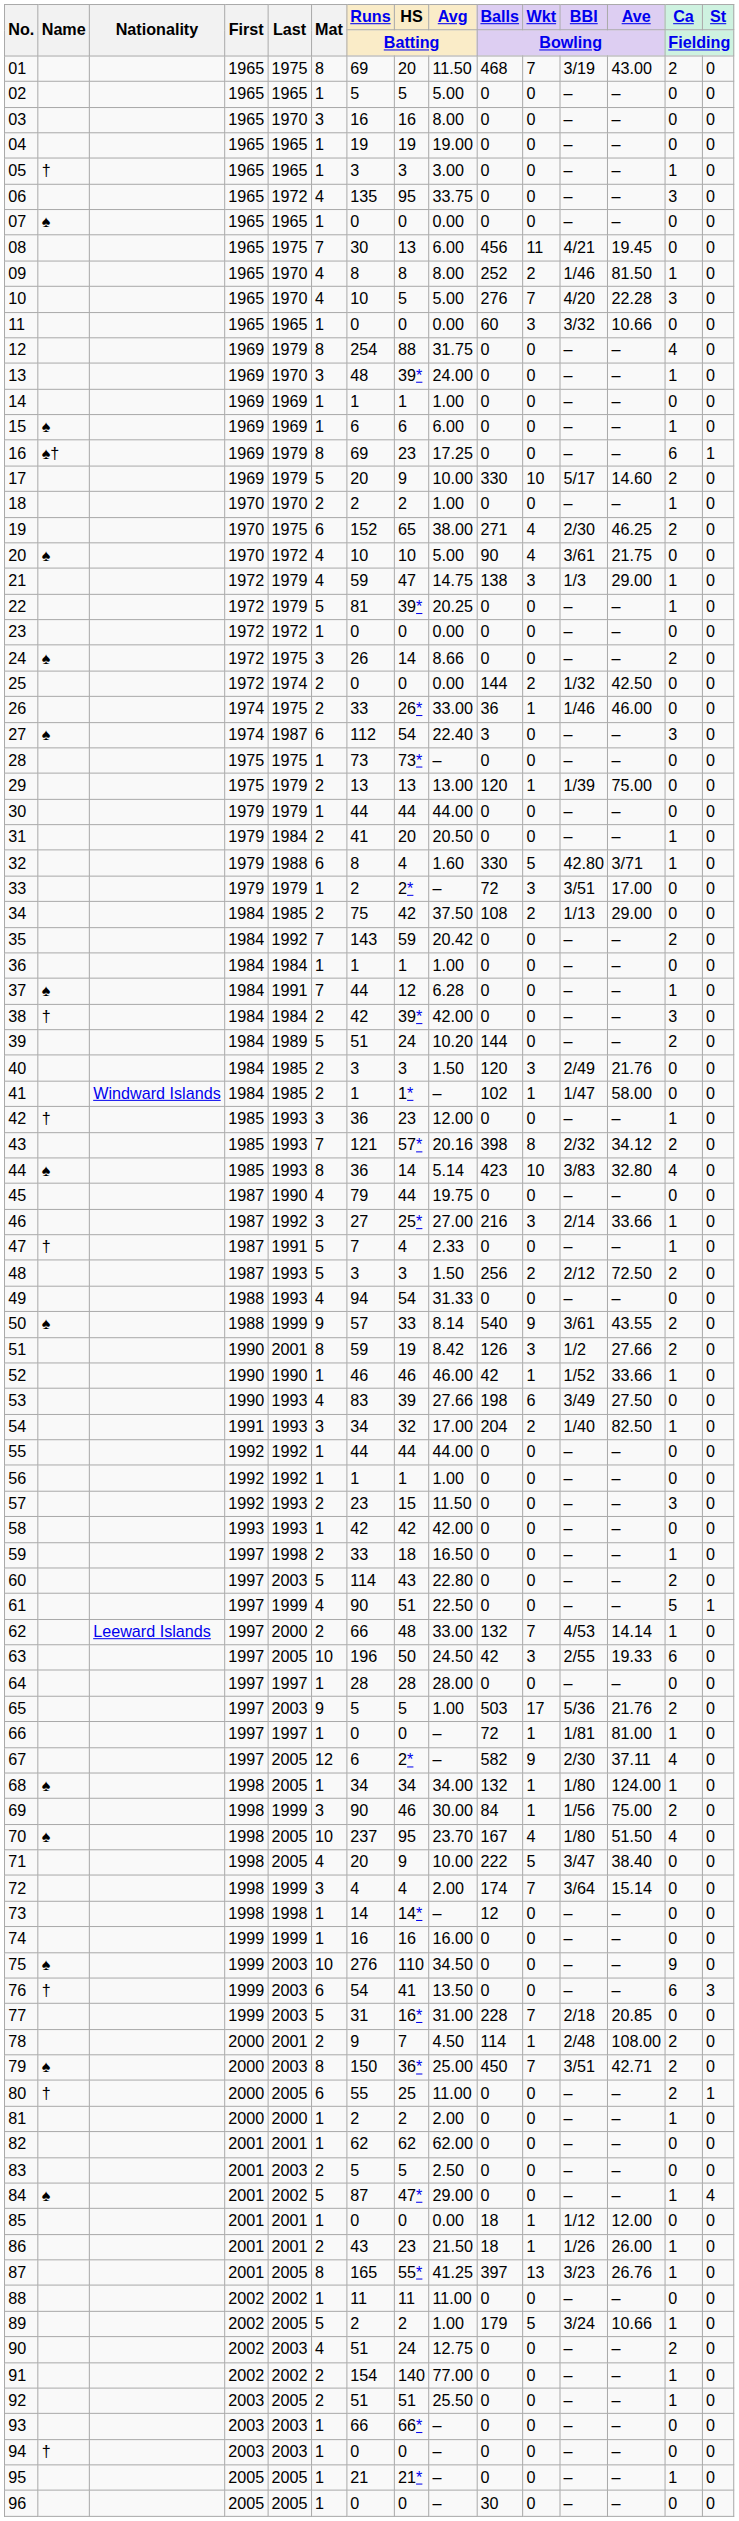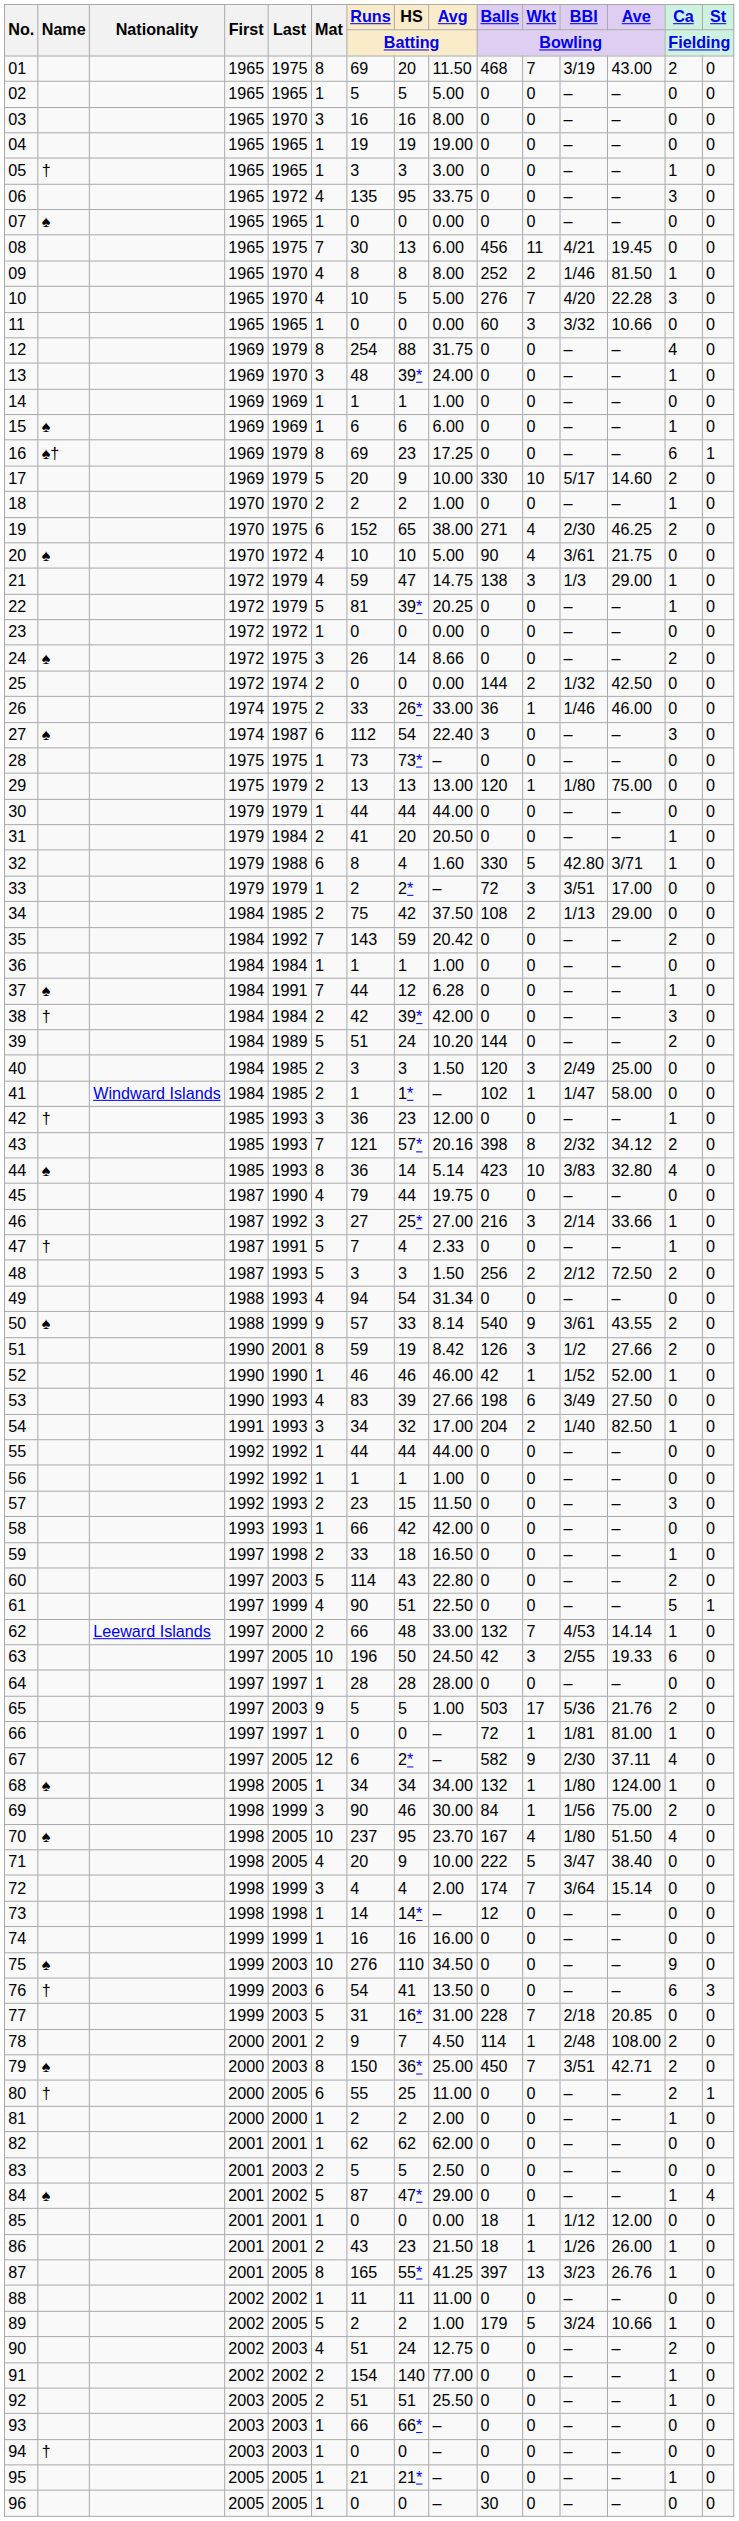(579, 786) 1/39 -> (579, 786) 1/80
(632, 1068) 21.76 -> (632, 1068) 25.00
(453, 1298) 31.33 -> (453, 1298) 31.34
(632, 1375) 33.66 -> (632, 1375) 52.00
(359, 1529) 42 -> (359, 1529) 66
